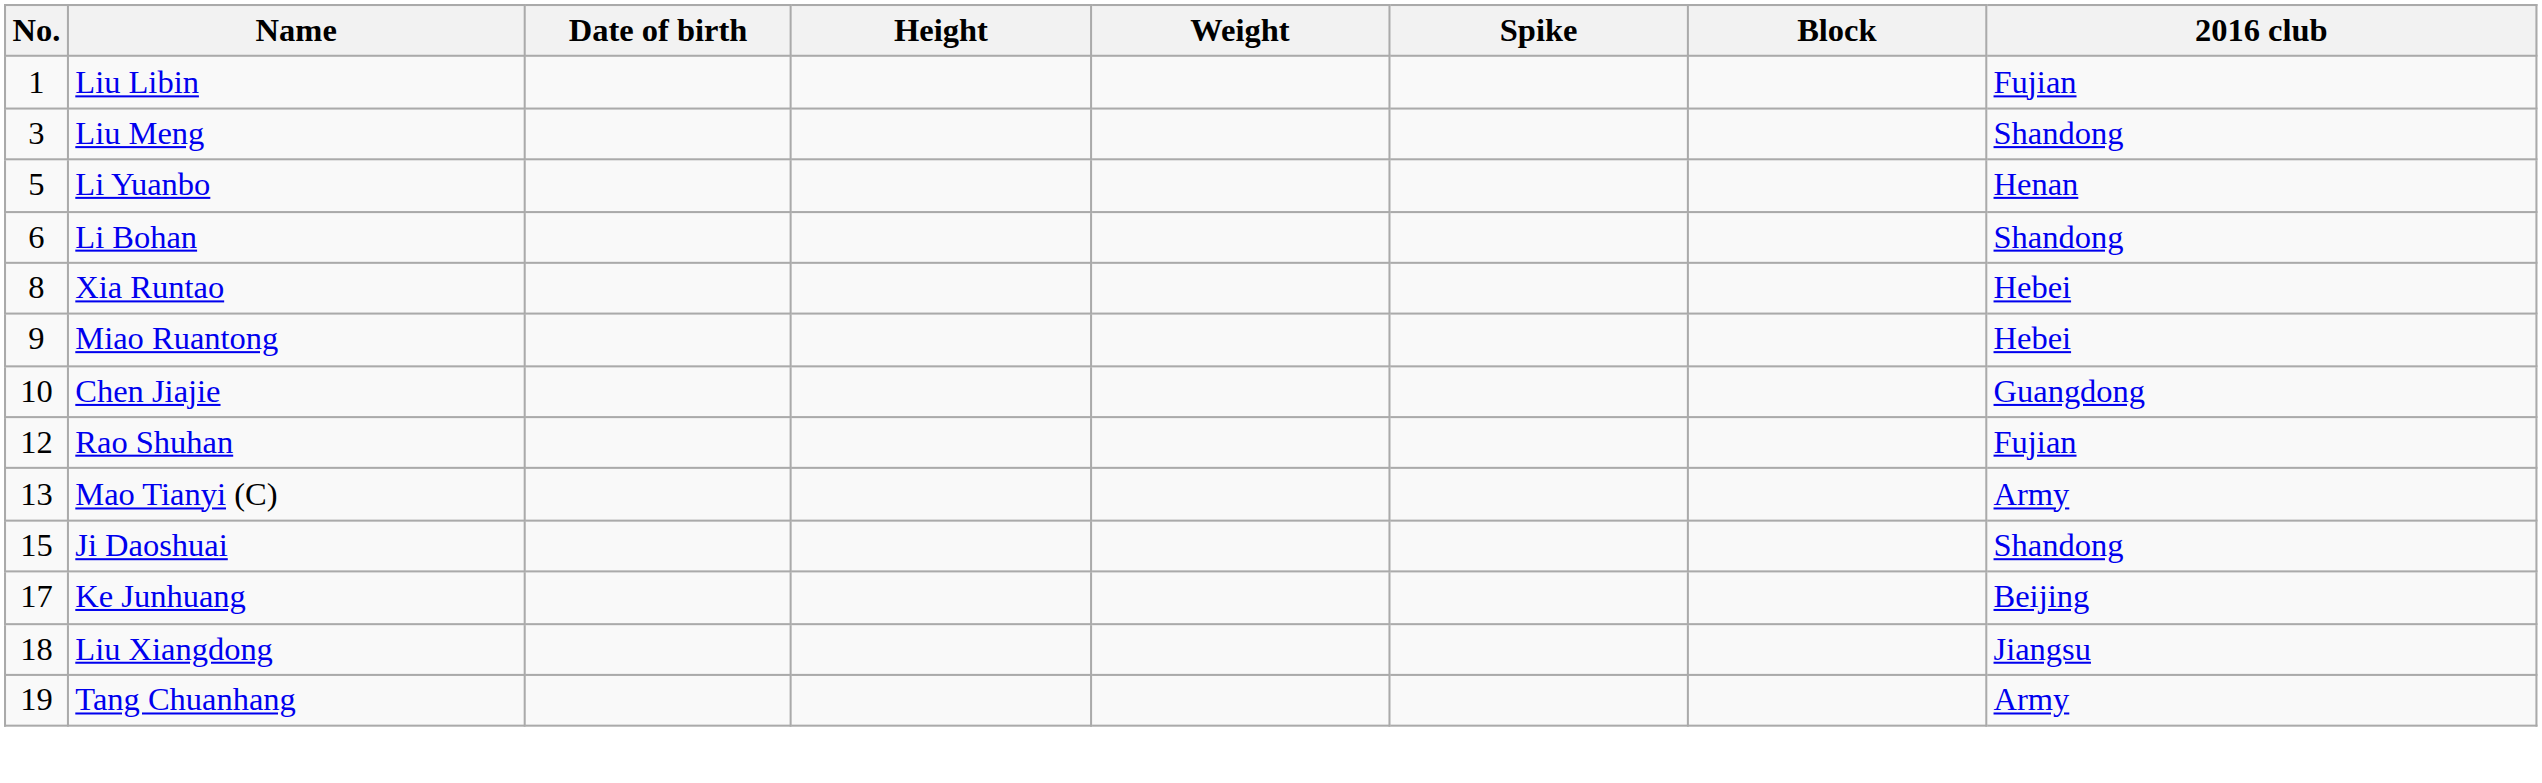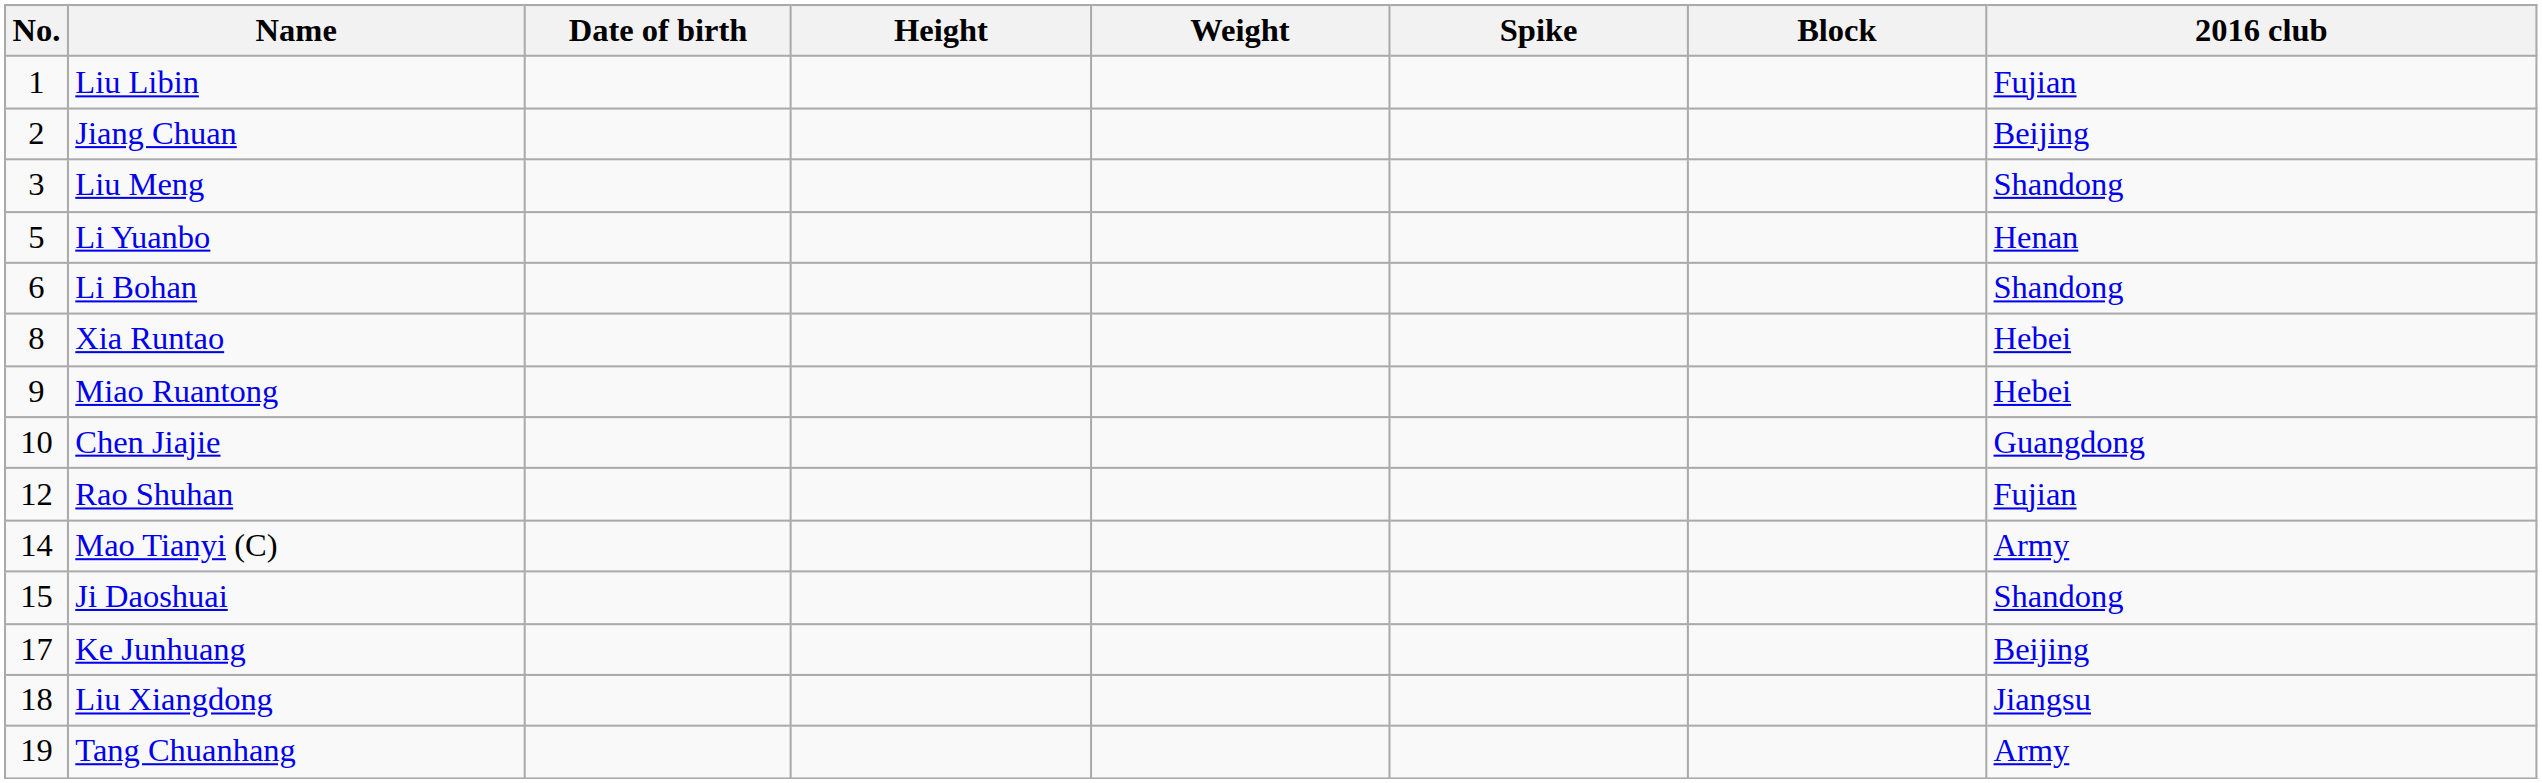+ row: (156, 133)
(36, 493) 13 -> (36, 545) 14
